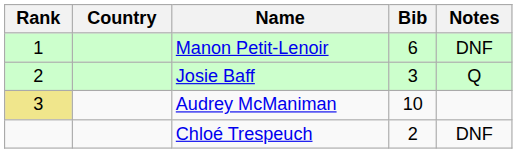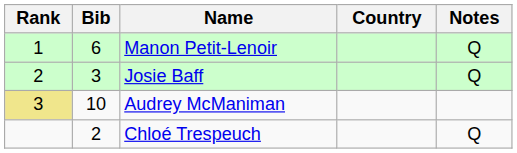columns swapped: (413, 18) <-> (122, 18)
(474, 47) DNF -> (474, 47) Q
(474, 133) DNF -> (474, 133) Q
